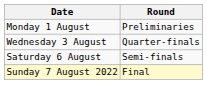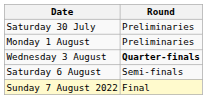+ row: (51, 27)
(161, 42) normal -> (161, 57) bold
